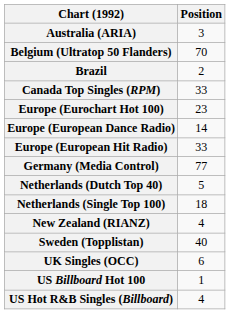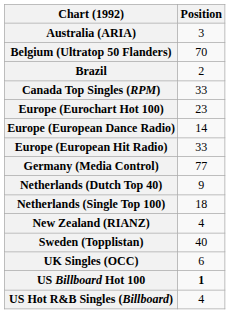(201, 185) 5 -> (201, 185) 9
(201, 280) normal -> (201, 280) bold
